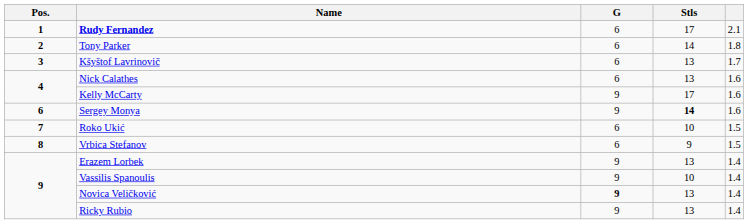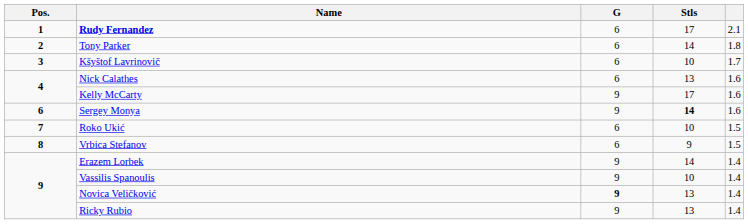(689, 62) 13 -> (689, 62) 10
(689, 161) 13 -> (689, 161) 14
